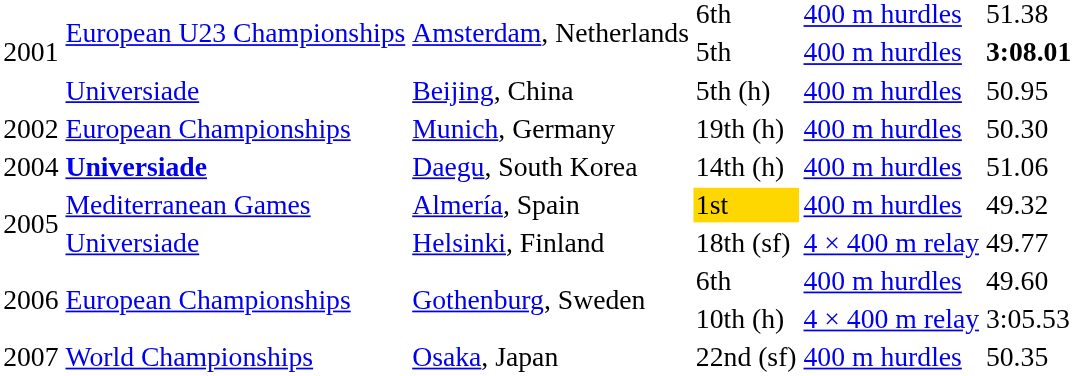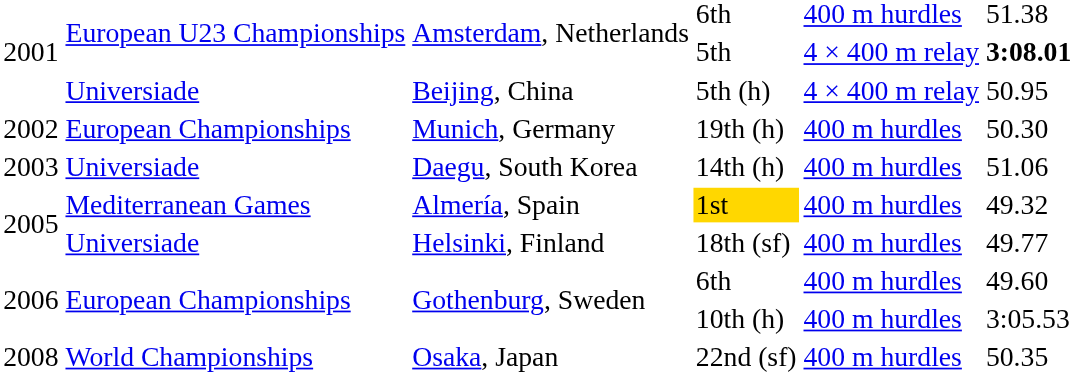(883, 52) 400 m hurdles -> (891, 52) 4 × 400 m relay
(883, 90) 400 m hurdles -> (891, 90) 4 × 400 m relay
(31, 166) 2004 -> (31, 166) 2003
(136, 166) bold -> (132, 166) normal
(891, 242) 4 × 400 m relay -> (883, 242) 400 m hurdles
(891, 318) 4 × 400 m relay -> (883, 318) 400 m hurdles
(31, 356) 2007 -> (31, 356) 2008
